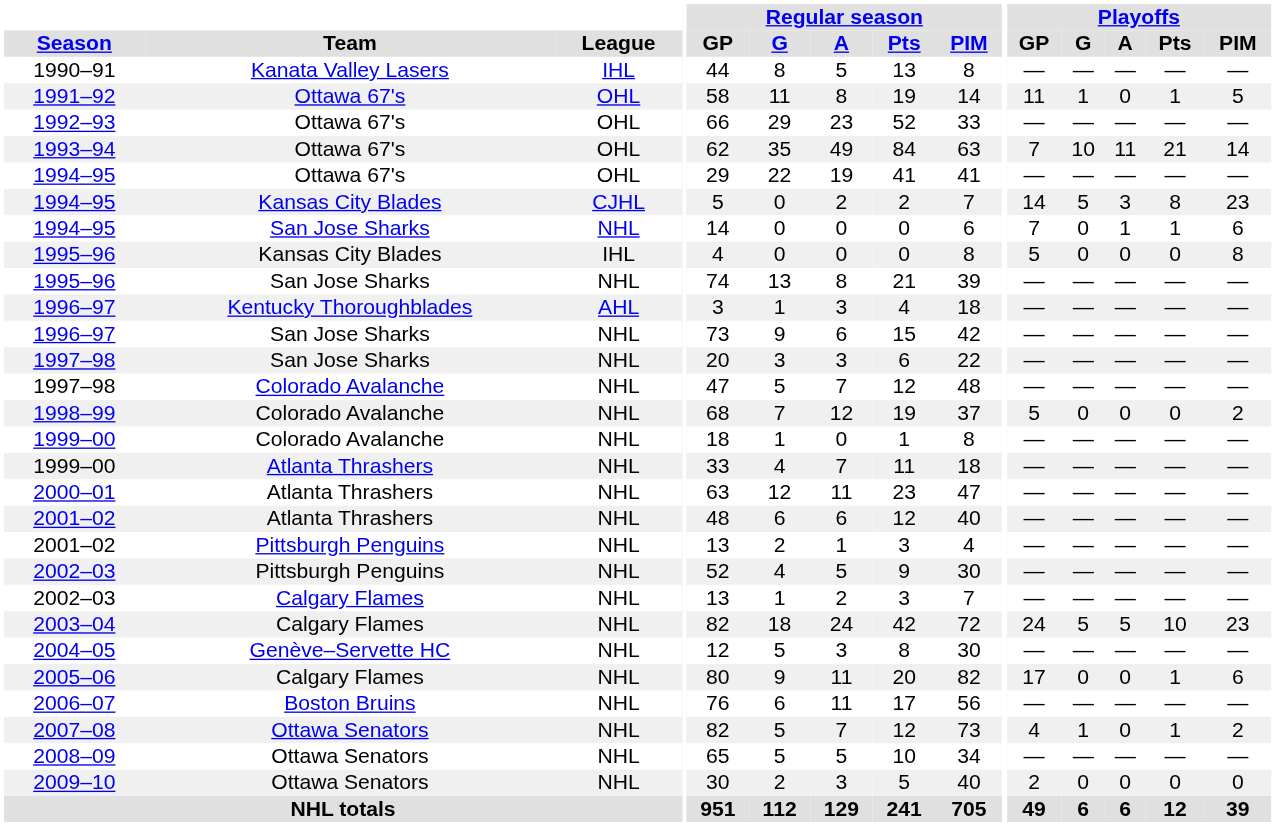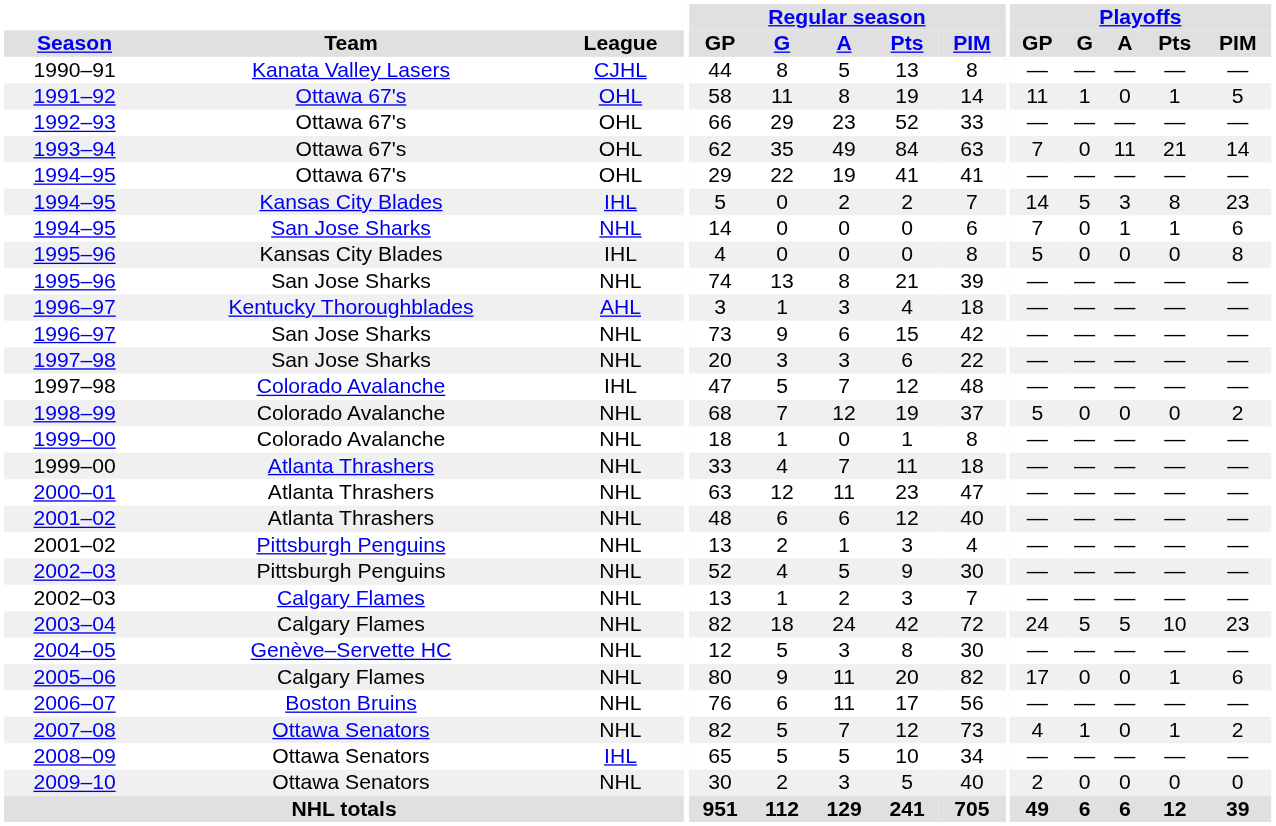(619, 69) IHL -> (620, 69) CJHL
(1083, 149) 10 -> (1085, 149) 0
(619, 201) CJHL -> (620, 201) IHL
(619, 386) NHL -> (620, 386) IHL
(619, 756) NHL -> (620, 756) IHL
